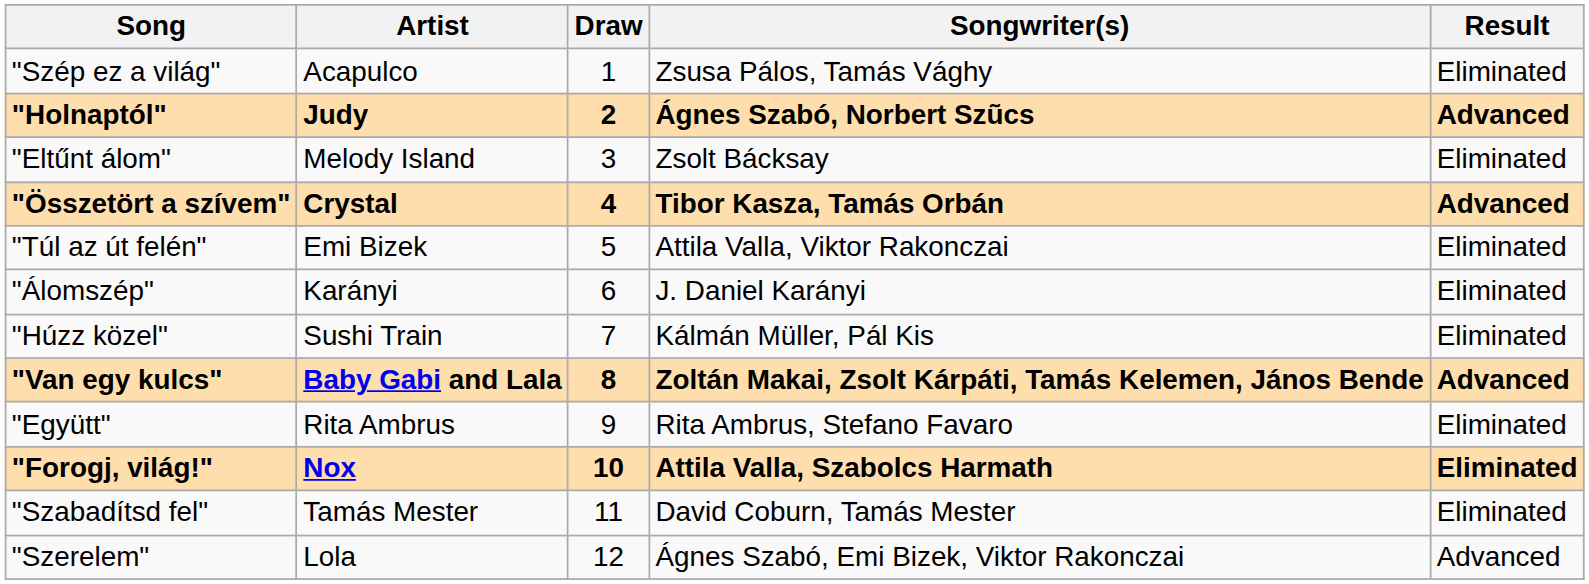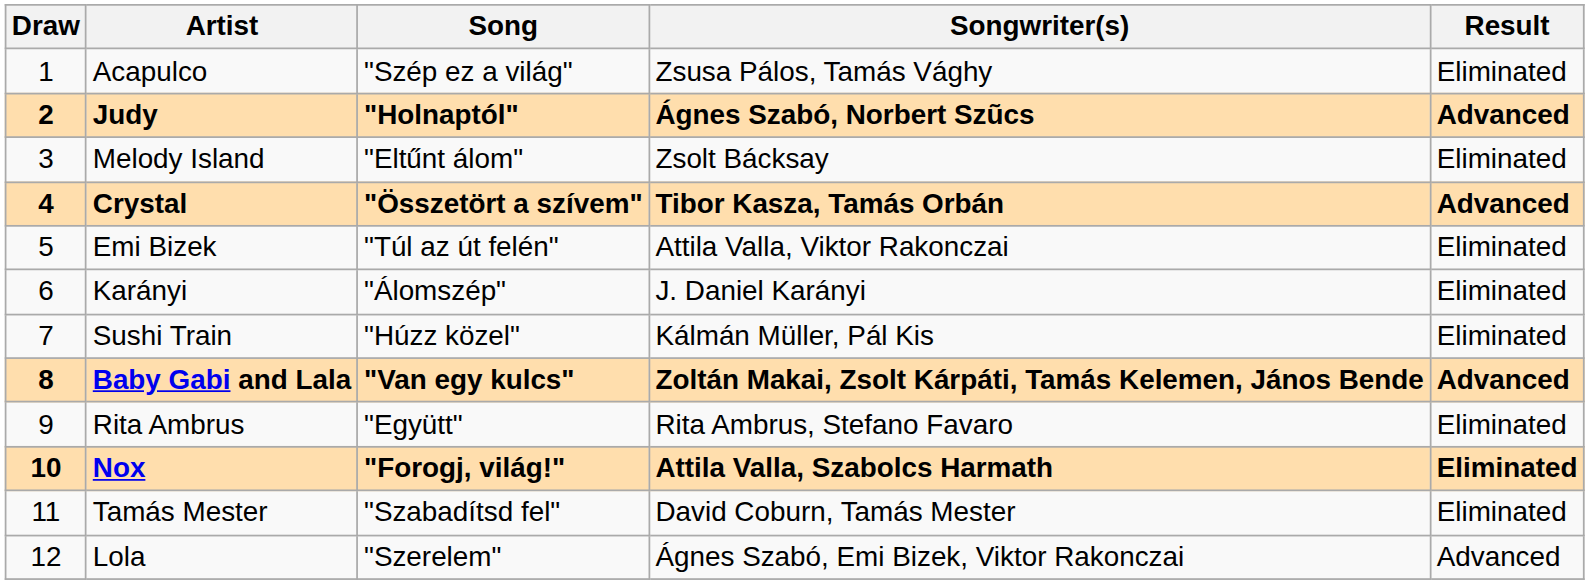columns swapped: (609, 26) <-> (151, 26)
